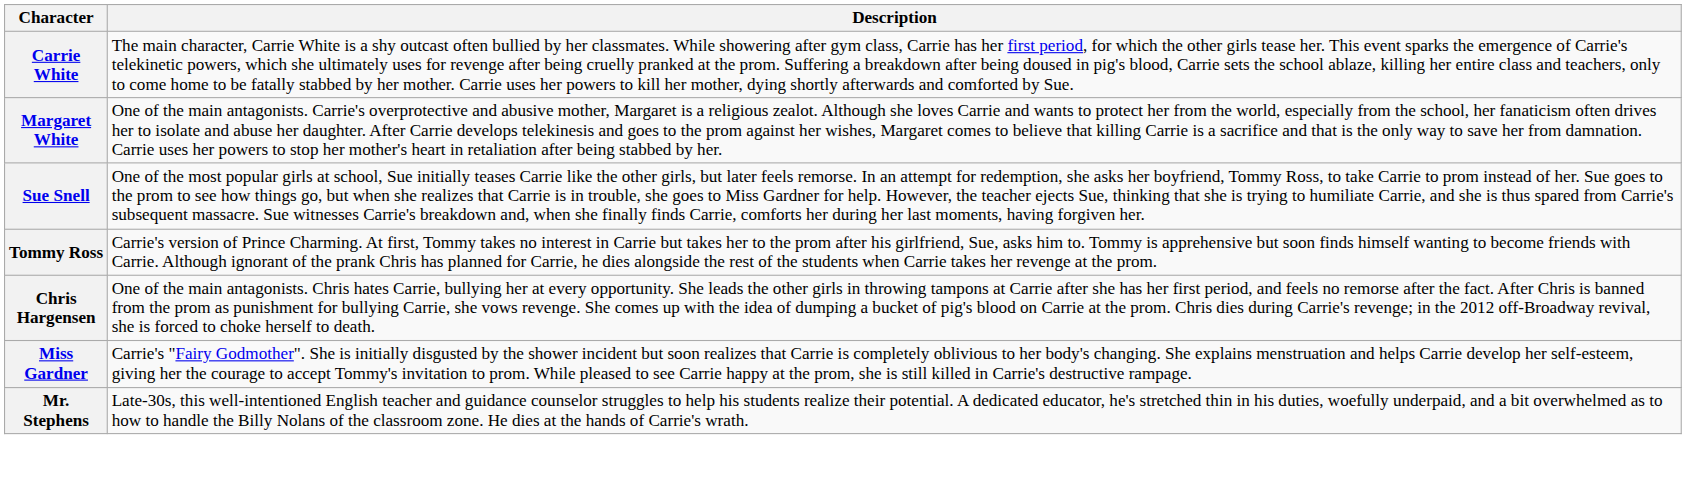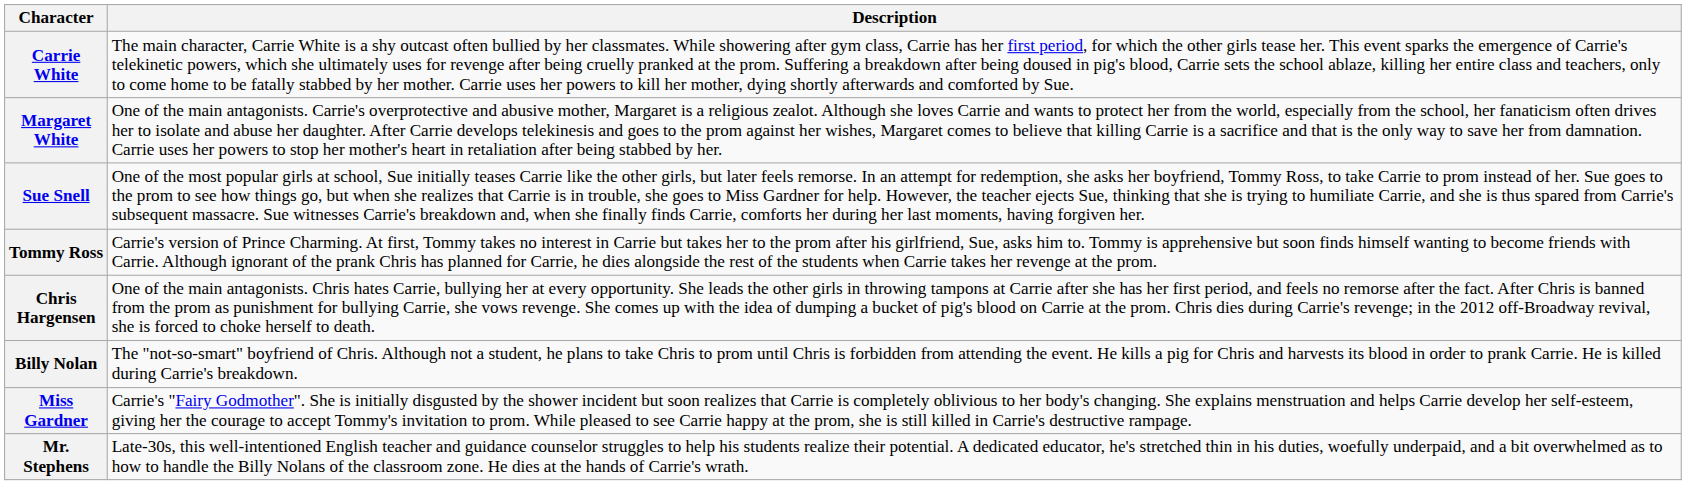+ row: (56, 363)
